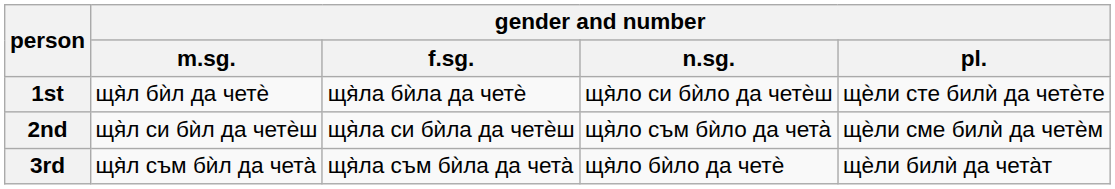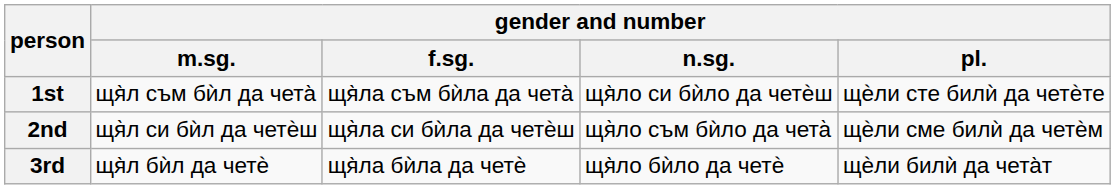(182, 93) щя̀л бѝл да четѐ -> (206, 93) щя̀л съм бѝл да чета̀
(427, 93) щя̀ла бѝла да четѐ -> (451, 93) щя̀ла съм бѝла да чета̀
(206, 165) щя̀л съм бѝл да чета̀ -> (182, 165) щя̀л бѝл да четѐ
(451, 165) щя̀ла съм бѝла да чета̀ -> (427, 165) щя̀ла бѝла да четѐ
